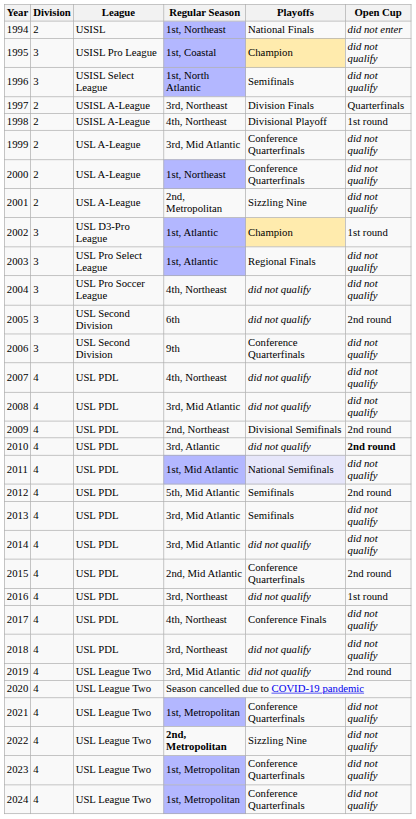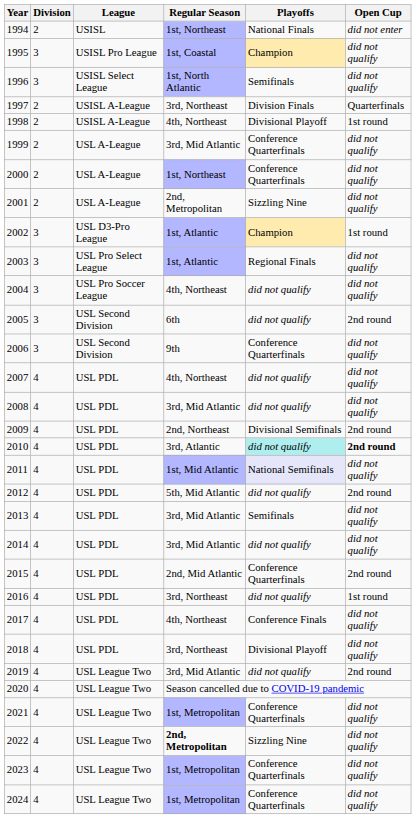(279, 446) no background -> (279, 446) paleturquoise background
(271, 492) Semifinals -> (279, 492) did not qualify
(279, 649) did not qualify -> (287, 649) Divisional Playoff
